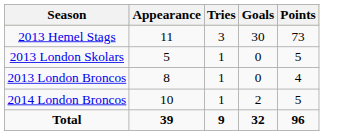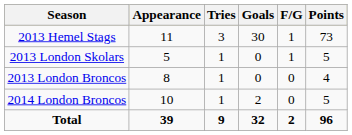+ column: (291, 15)
